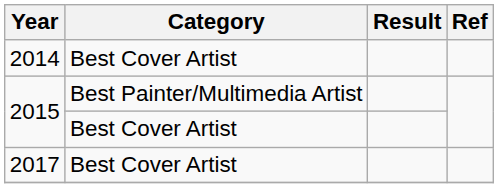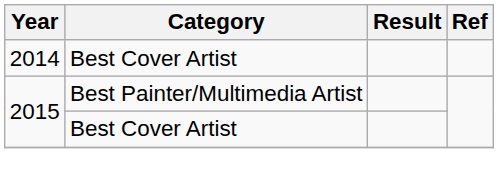- row: (35, 164)
